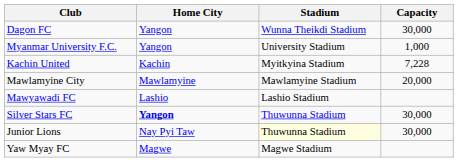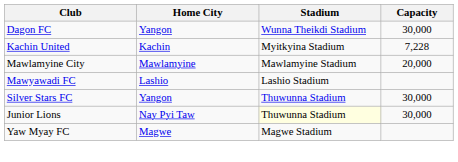- row: (62, 47)
(156, 115) bold -> (155, 98) normal
